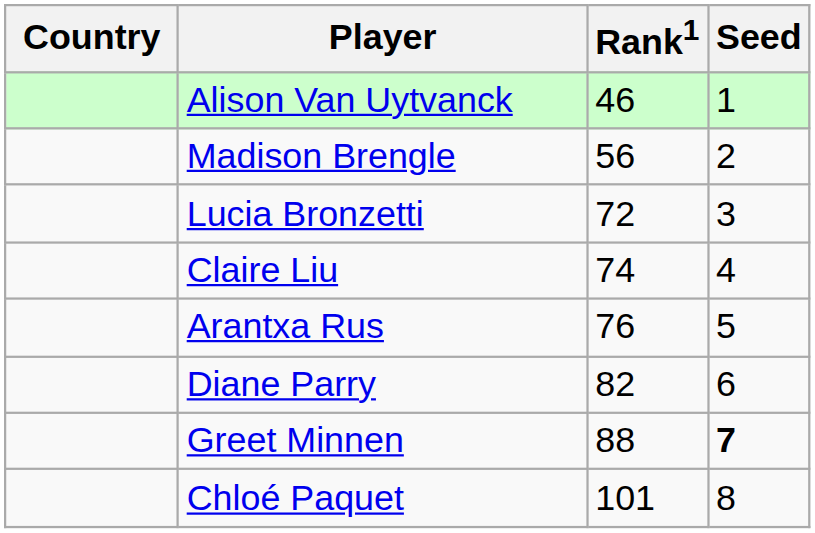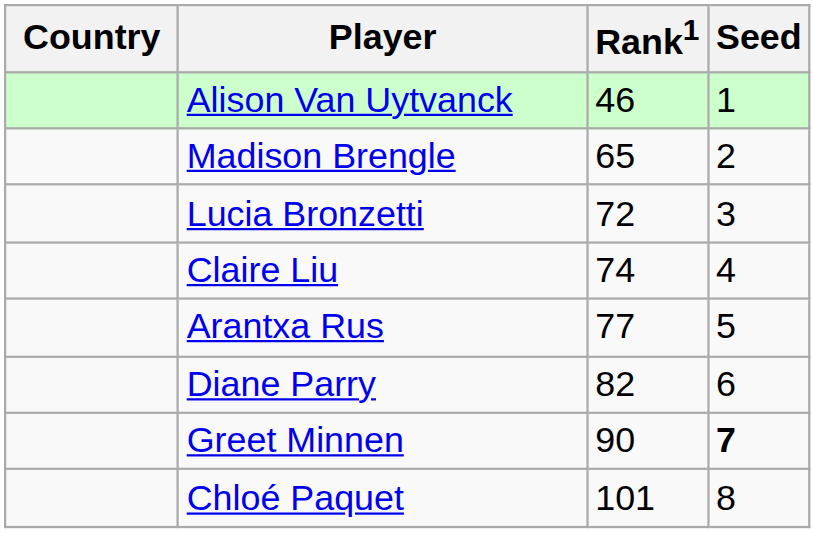(615, 156) 56 -> (615, 156) 65
(615, 326) 76 -> (615, 326) 77
(615, 440) 88 -> (615, 440) 90
